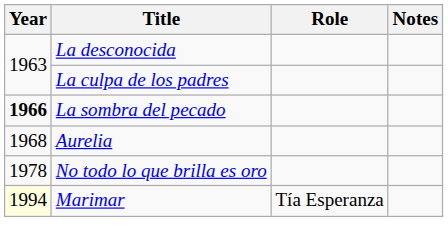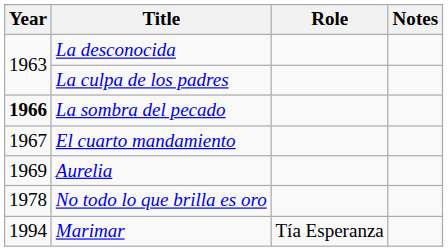+ row: (146, 140)
(28, 140) 1968 -> (28, 170) 1969
(28, 200) lightyellow background -> (28, 230) no background
